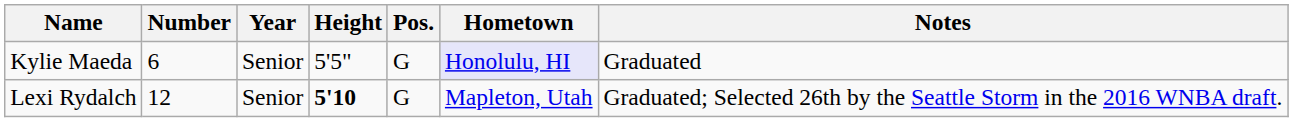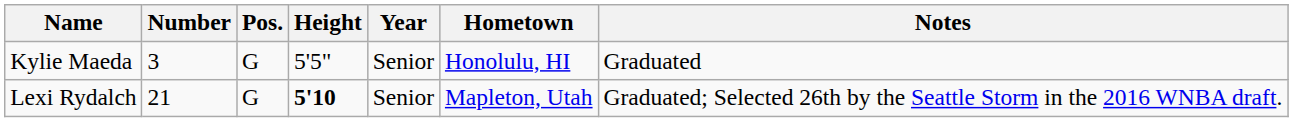columns swapped: (414, 23) <-> (273, 23)
(153, 60) 6 -> (153, 60) 3
(508, 60) lavender background -> (508, 60) no background
(159, 97) 12 -> (159, 97) 21
